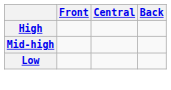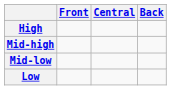+ row: (31, 61)
